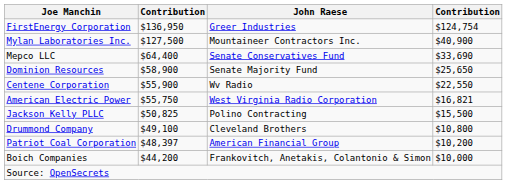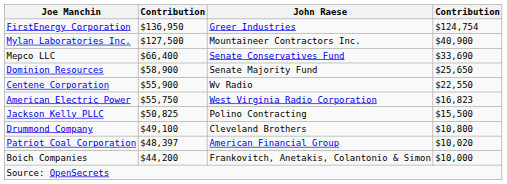(159, 56) $64,400 -> (159, 56) $66,400
(454, 99) $16,821 -> (454, 99) $16,823
(454, 143) $10,200 -> (454, 143) $10,020
